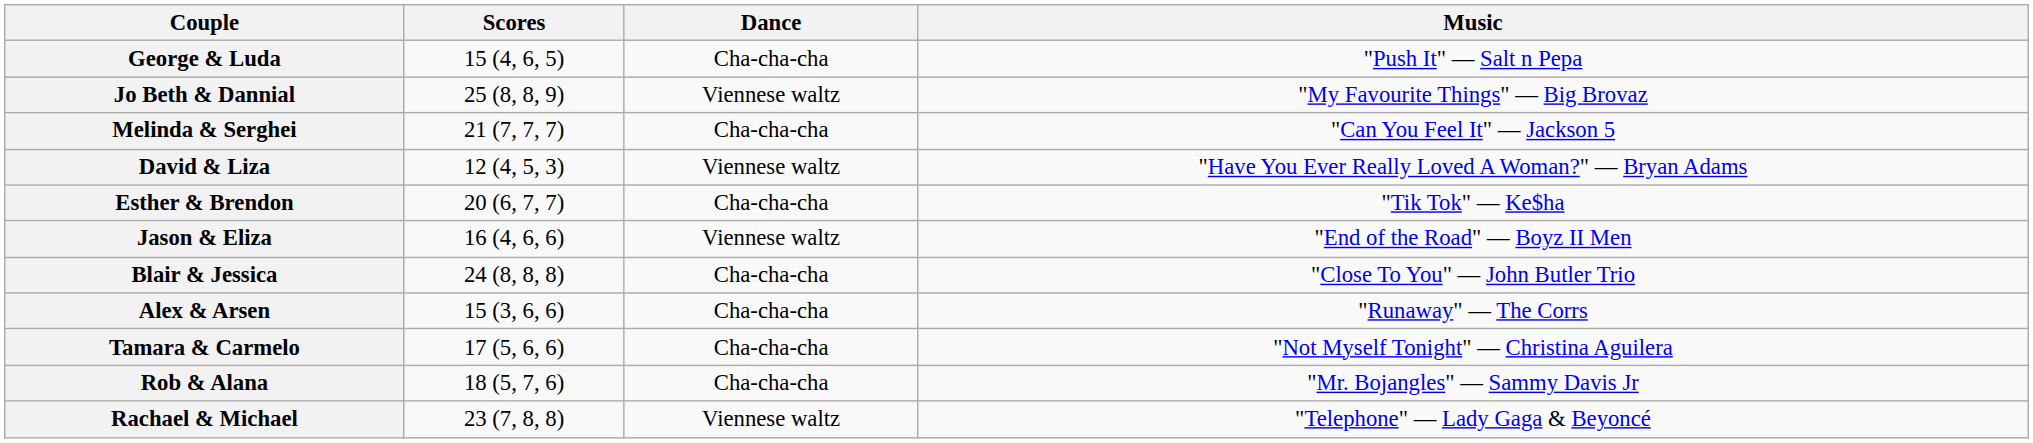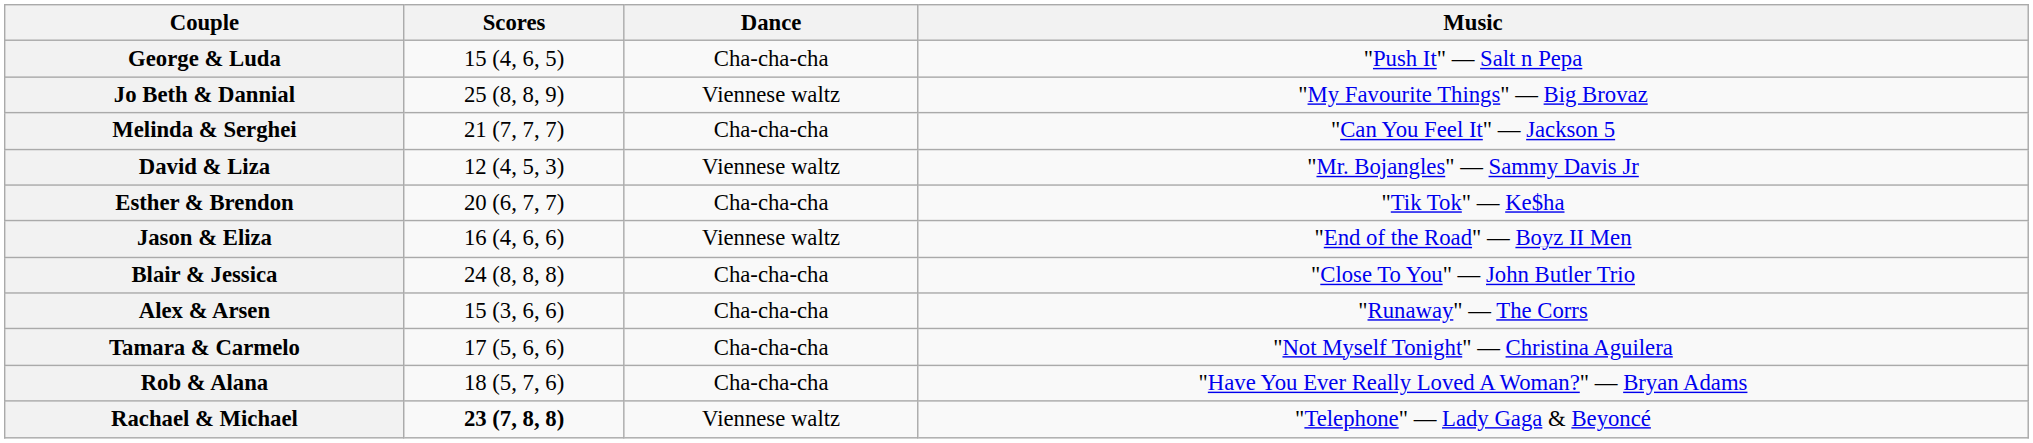(1473, 166) "Have You Ever Really Loved A Woman?" — Bryan Adams -> (1473, 166) "Mr. Bojangles" — Sammy Davis Jr
(1473, 382) "Mr. Bojangles" — Sammy Davis Jr -> (1473, 382) "Have You Ever Really Loved A Woman?" — Bryan Adams
(514, 418) normal -> (514, 418) bold
